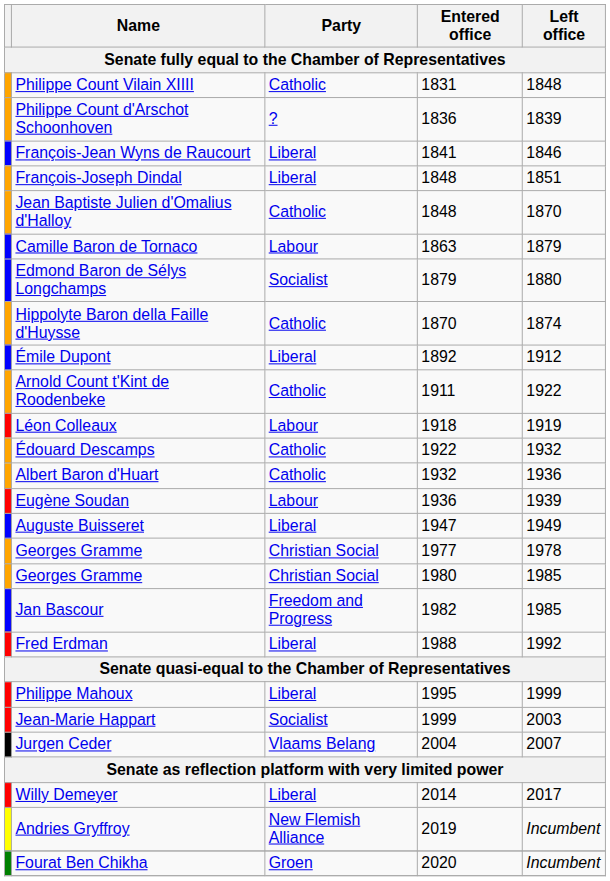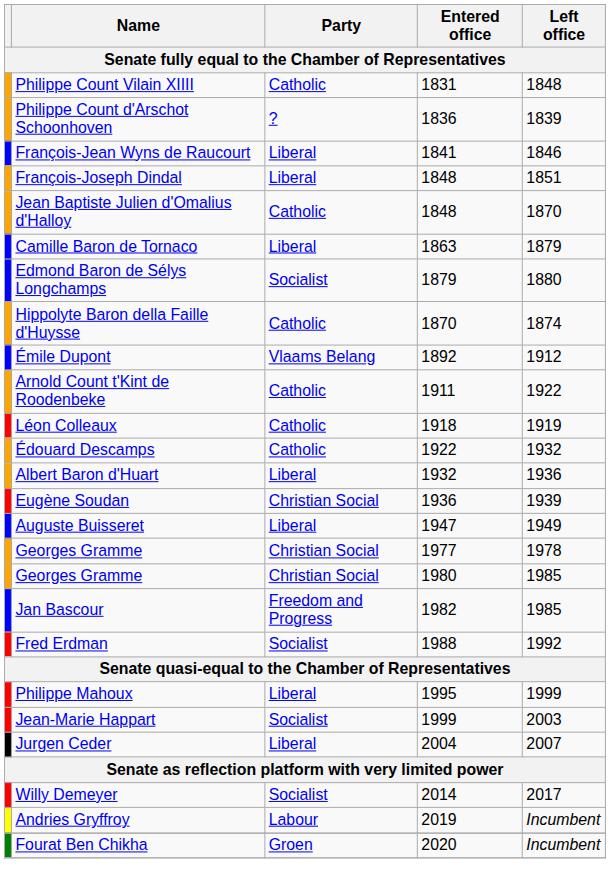(293, 246) Labour -> (292, 246) Liberal
(292, 357) Liberal -> (322, 357) Vlaams Belang
(293, 425) Labour -> (297, 425) Catholic
(297, 475) Catholic -> (292, 475) Liberal
(293, 500) Labour -> (324, 500) Christian Social
(292, 644) Liberal -> (298, 644) Socialist
(322, 744) Vlaams Belang -> (292, 744) Liberal
(292, 794) Liberal -> (298, 794) Socialist
(314, 828) New Flemish Alliance -> (293, 820) Labour
